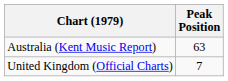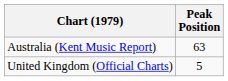(199, 66) 7 -> (199, 66) 5
